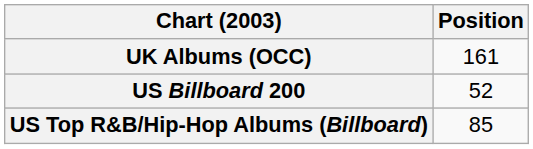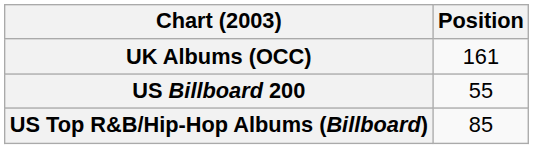(481, 90) 52 -> (481, 90) 55
